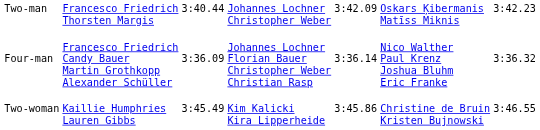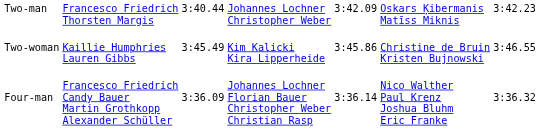rows swapped: (29, 59) <-> (32, 109)
